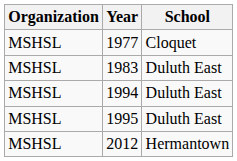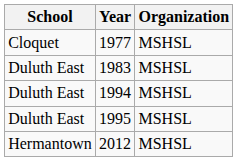columns swapped: (187, 17) <-> (54, 17)
